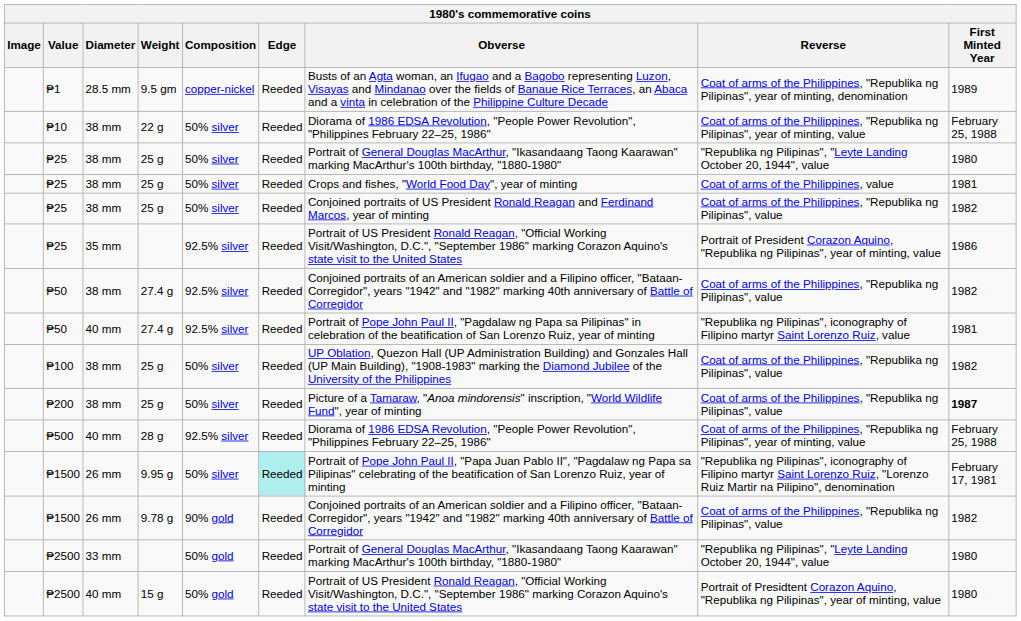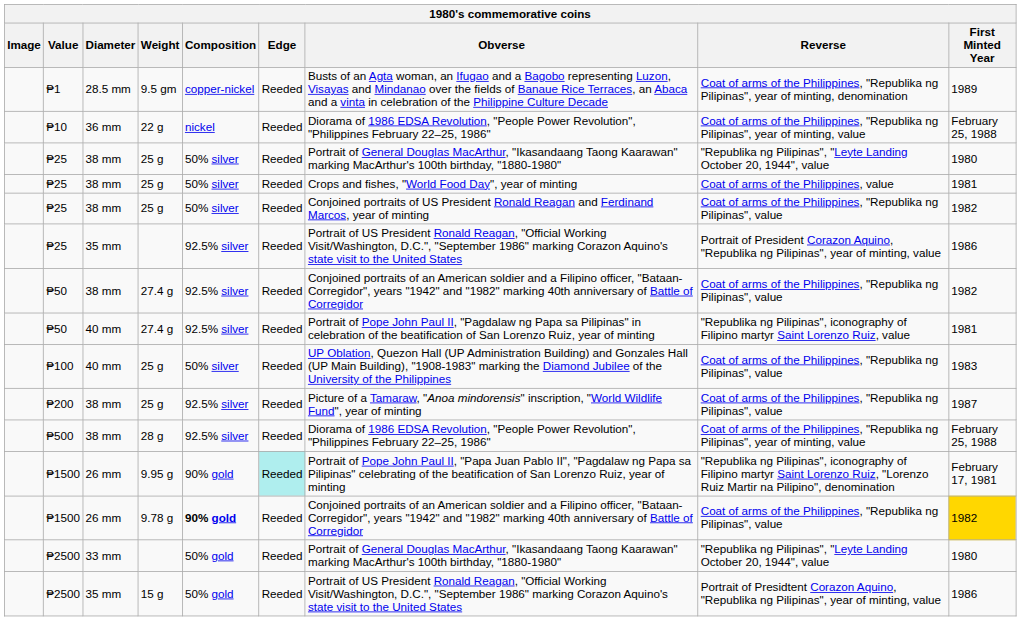(103, 128) 38 mm -> (103, 128) 36 mm
(212, 128) 50% silver -> (200, 128) nickel
(103, 367) 38 mm -> (103, 367) 40 mm
(964, 367) 1982 -> (964, 367) 1983
(212, 405) 50% silver -> (217, 405) 92.5% silver
(964, 405) bold -> (964, 405) normal
(103, 436) 40 mm -> (103, 436) 38 mm
(212, 474) 50% silver -> (209, 474) 90% gold
(209, 518) normal -> (211, 518) bold
(964, 518) no background -> (964, 518) gold background
(103, 594) 40 mm -> (103, 594) 35 mm
(964, 594) 1980 -> (964, 594) 1986
